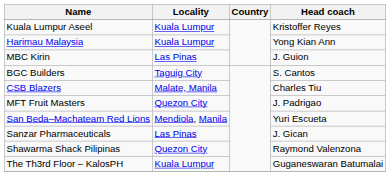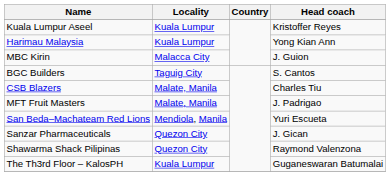(176, 57) Las Pinas -> (182, 57) Malacca City
(181, 103) Quezon City -> (186, 103) Malate, Manila
(176, 133) Las Pinas -> (181, 133) Quezon City
